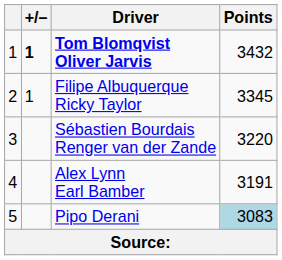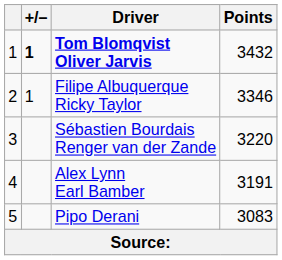(255, 96) 3345 -> (255, 96) 3346
(255, 217) lightblue background -> (255, 217) no background
